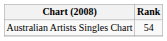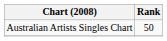(149, 28) 54 -> (149, 28) 50
